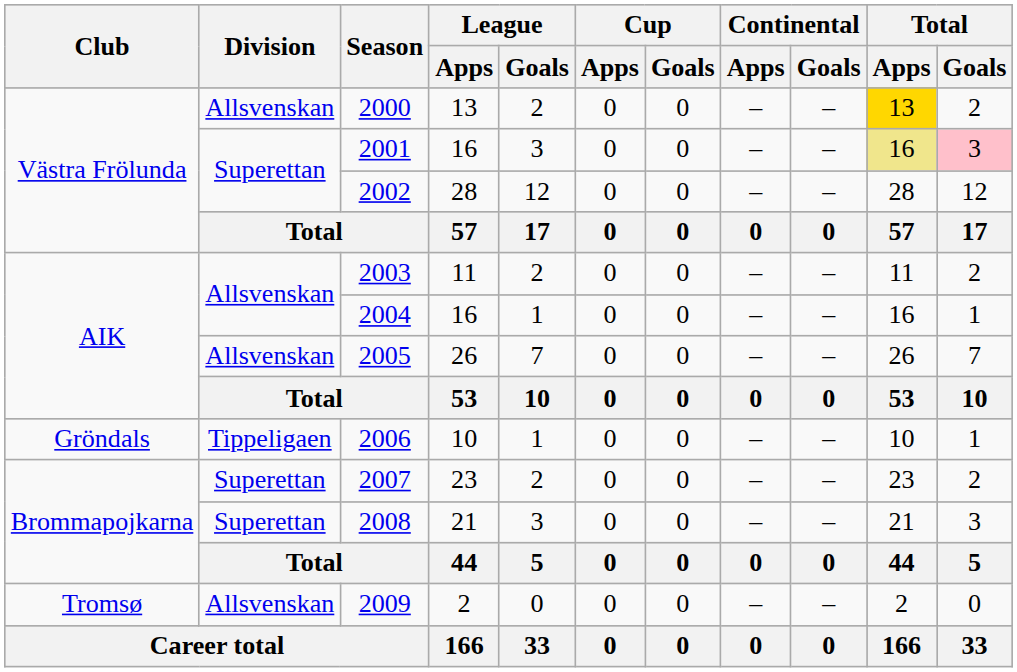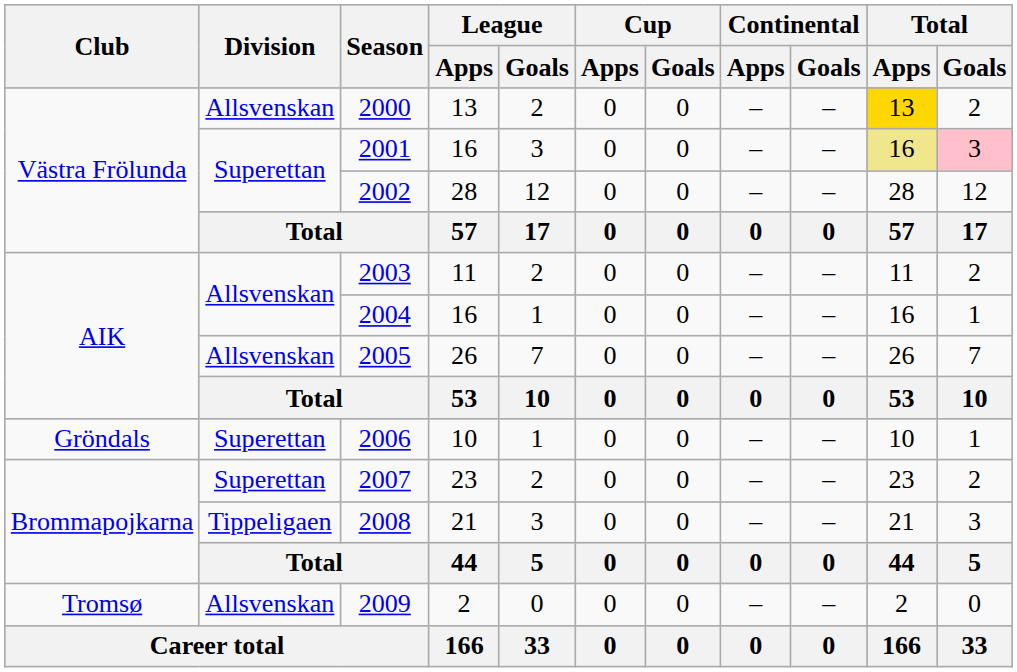(270, 438) Tippeligaen -> (270, 438) Superettan
(270, 521) Superettan -> (270, 521) Tippeligaen
